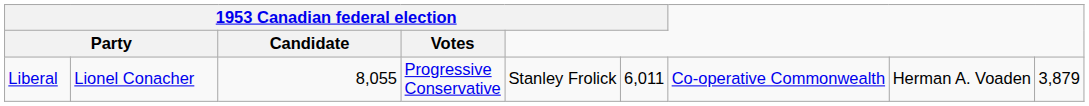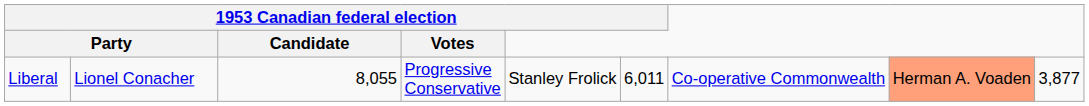(962, 79) no background -> (962, 79) lightsalmon background
(1059, 79) 3,879 -> (1059, 79) 3,877
